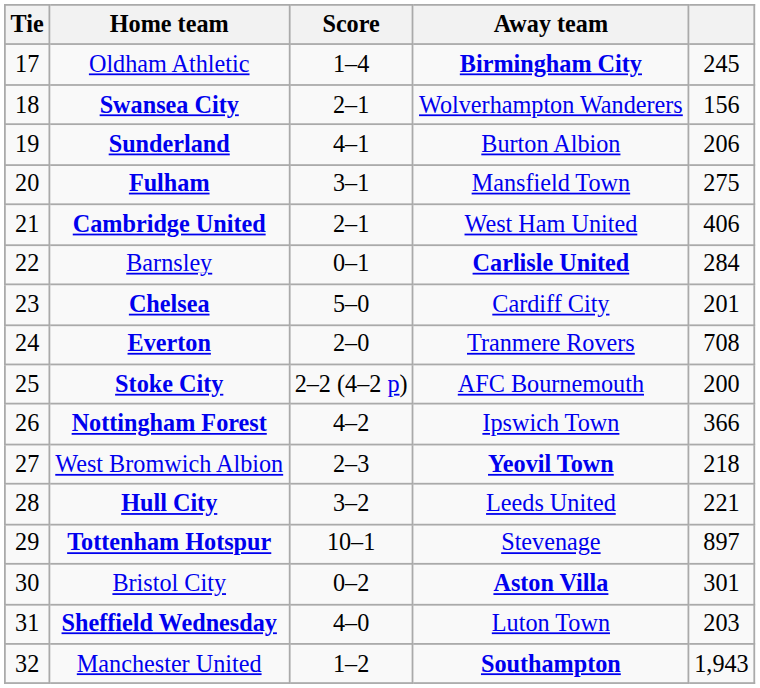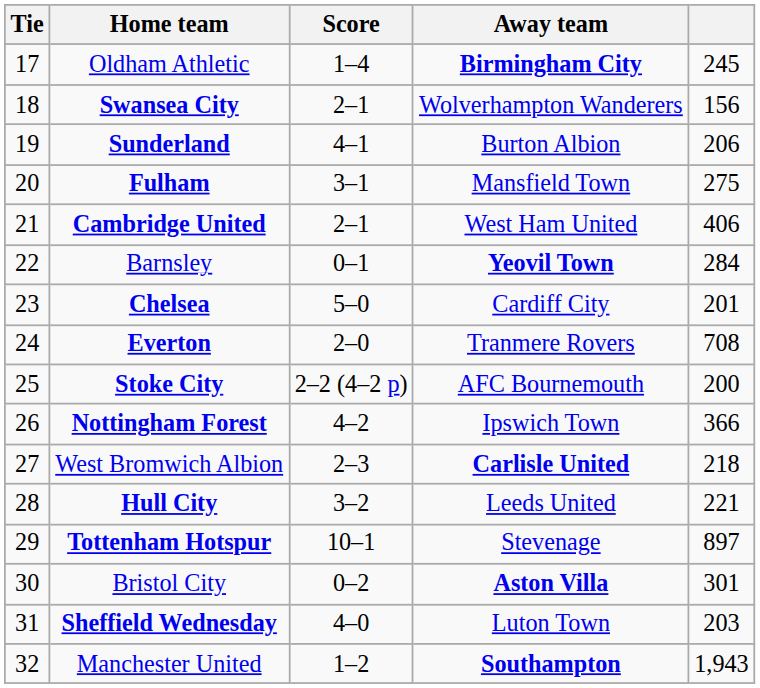(551, 263) Carlisle United -> (551, 263) Yeovil Town
(551, 463) Yeovil Town -> (551, 463) Carlisle United
